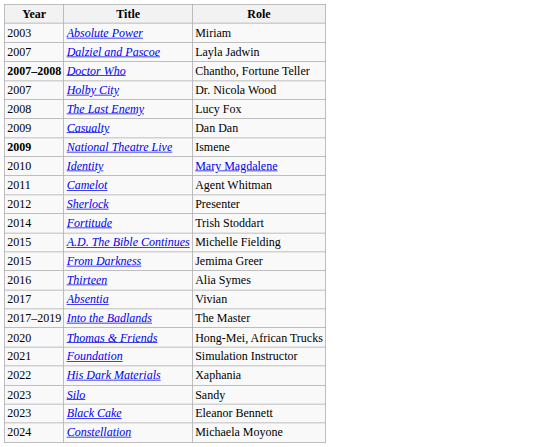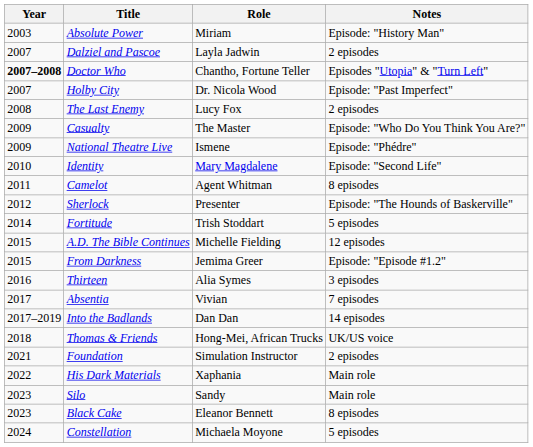+ column: (427, 14)
(217, 128) Dan Dan -> (223, 128) The Master
(19, 147) bold -> (19, 147) normal
(223, 318) The Master -> (217, 318) Dan Dan
(19, 337) 2020 -> (19, 337) 2018
